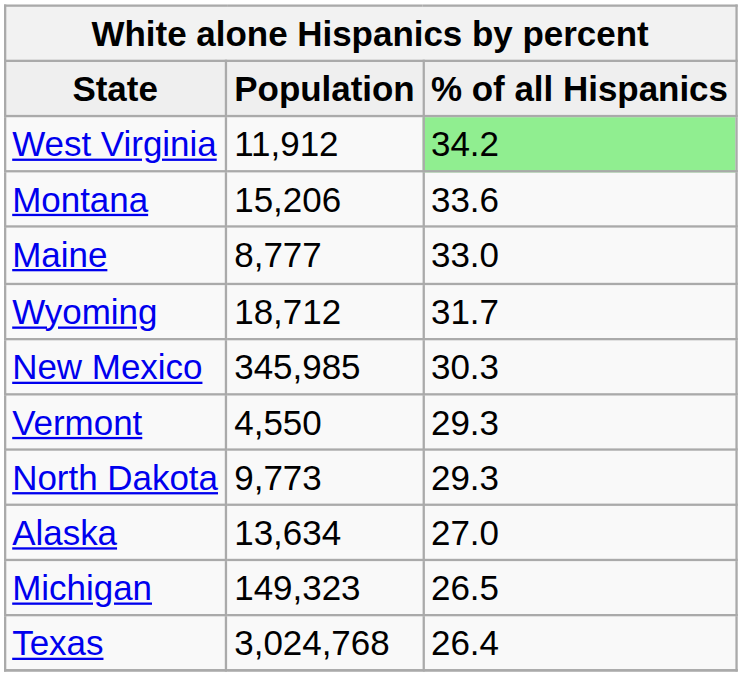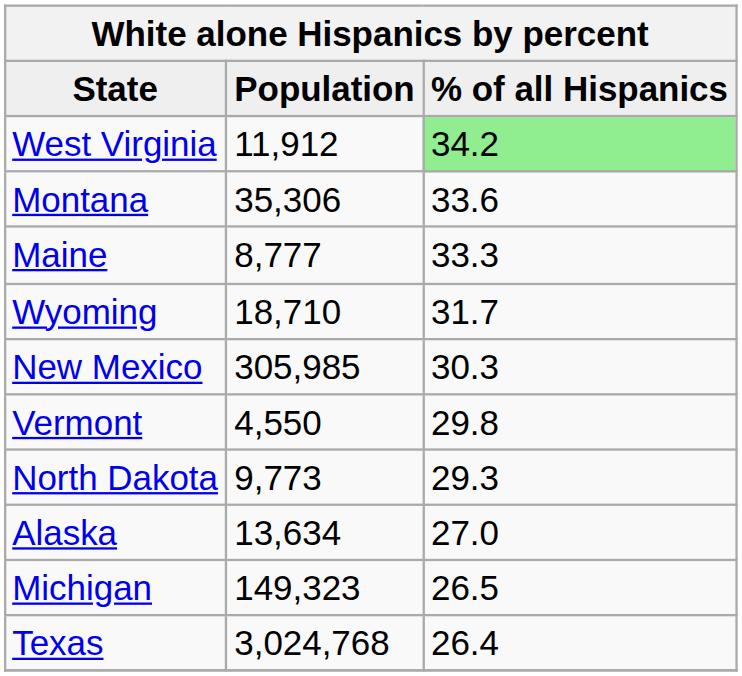(288, 200) 15,206 -> (288, 200) 35,306
(465, 255) 33.0 -> (465, 255) 33.3
(288, 310) 18,712 -> (288, 310) 18,710
(297, 366) 345,985 -> (297, 366) 305,985
(465, 421) 29.3 -> (465, 421) 29.8
